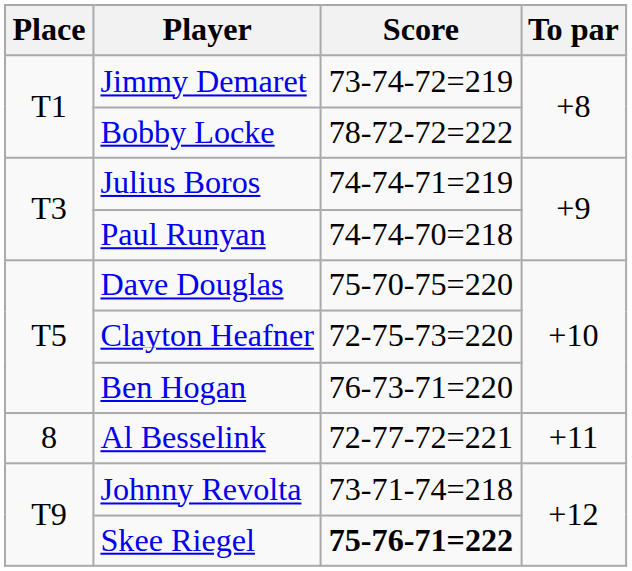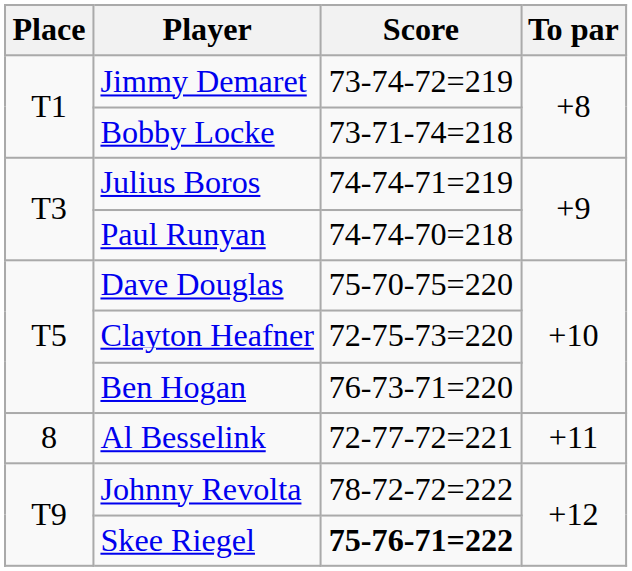(421, 132) 78-72-72=222 -> (421, 132) 73-71-74=218
(421, 489) 73-71-74=218 -> (421, 489) 78-72-72=222
